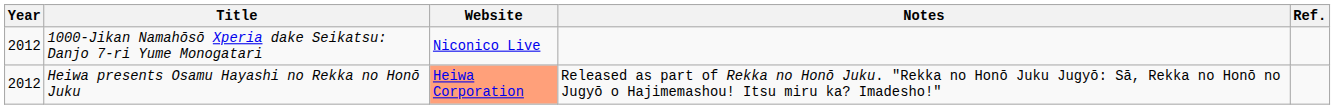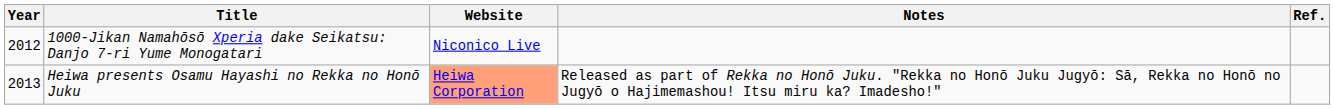(24, 85) 2012 -> (24, 85) 2013
